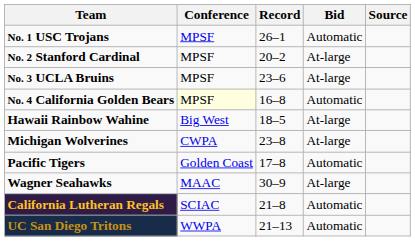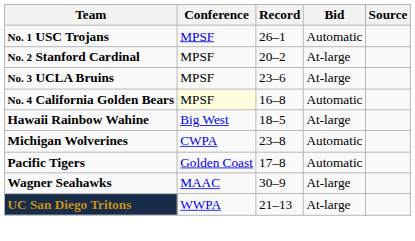(328, 141) At-large -> (334, 141) Automatic
- row: (86, 204)
(334, 225) Automatic -> (328, 204) At-large
